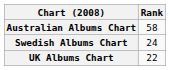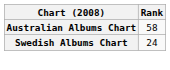- row: (71, 58)
